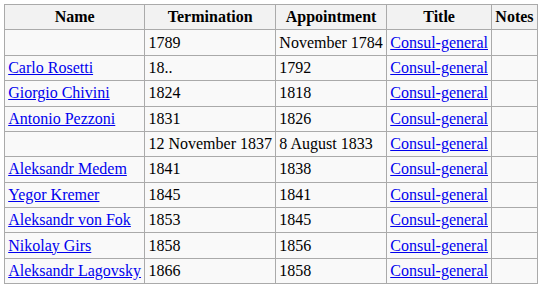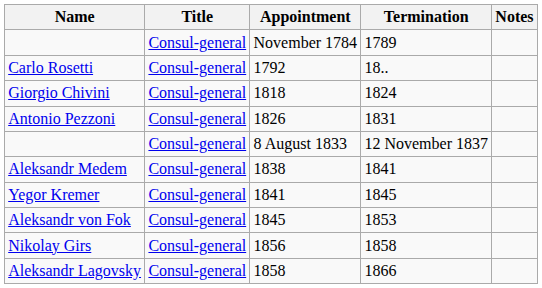columns swapped: (439, 17) <-> (210, 17)
